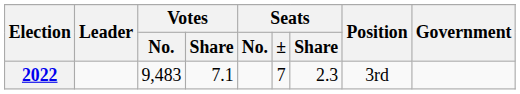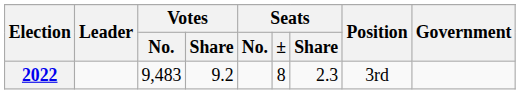(223, 74) 7.1 -> (223, 74) 9.2
(281, 74) 7 -> (281, 74) 8
